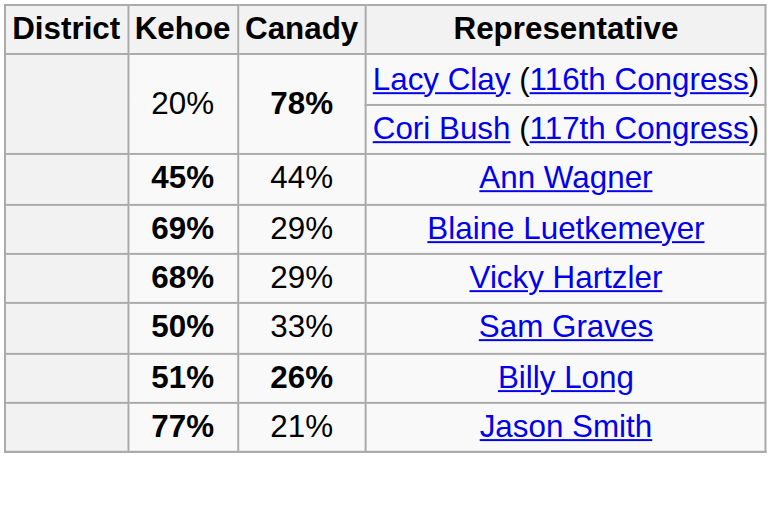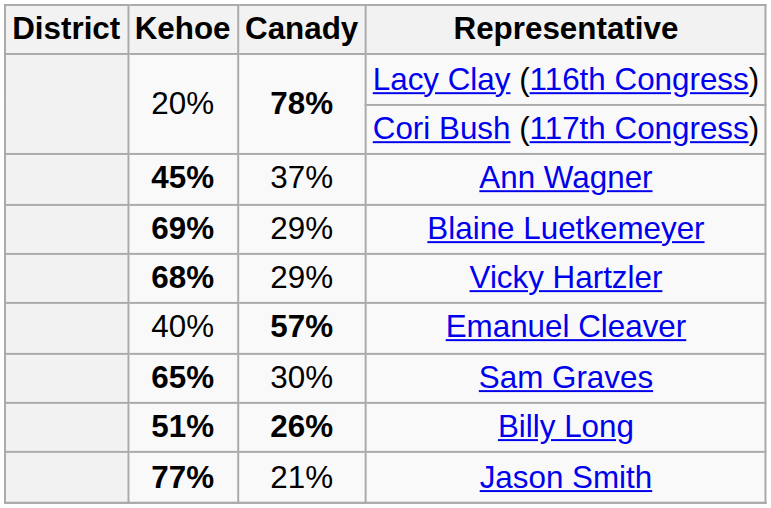(302, 178) 44% -> (302, 178) 37%
+ row: (566, 327)
(183, 327) 50% -> (183, 377) 65%
(302, 327) 33% -> (302, 377) 30%
